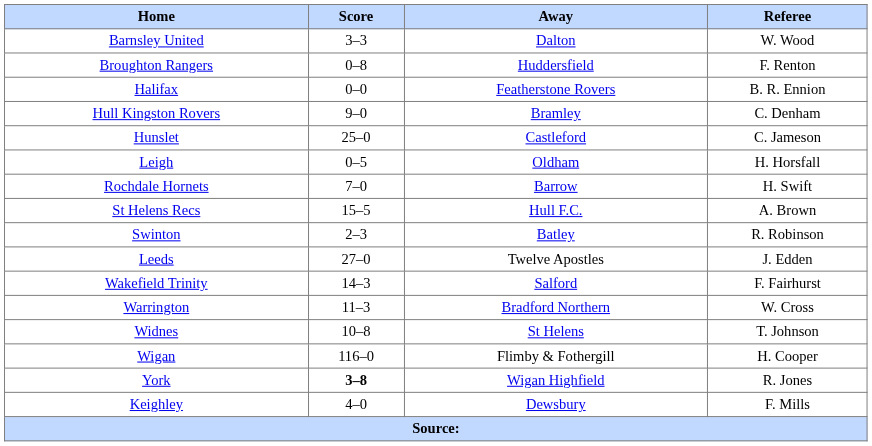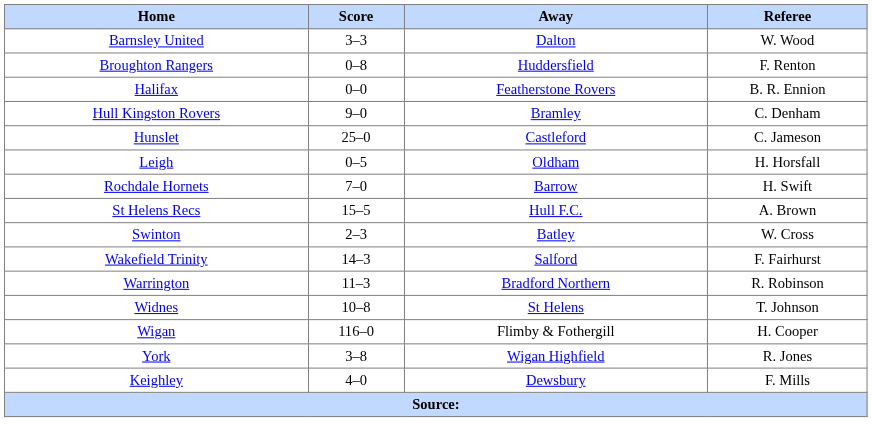(787, 234) R. Robinson -> (787, 234) W. Cross
- row: (156, 259)
(787, 307) W. Cross -> (787, 283) R. Robinson
(356, 380) bold -> (356, 355) normal
